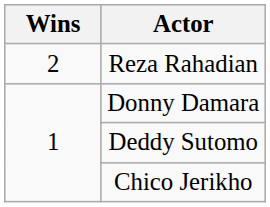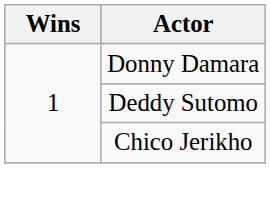- row: (183, 63)
